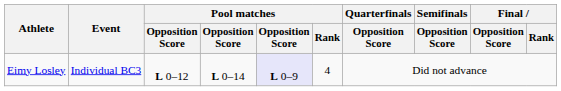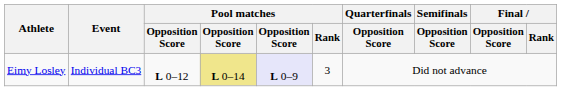(228, 76) no background -> (228, 76) khaki background
(327, 70) 4 -> (327, 70) 3
